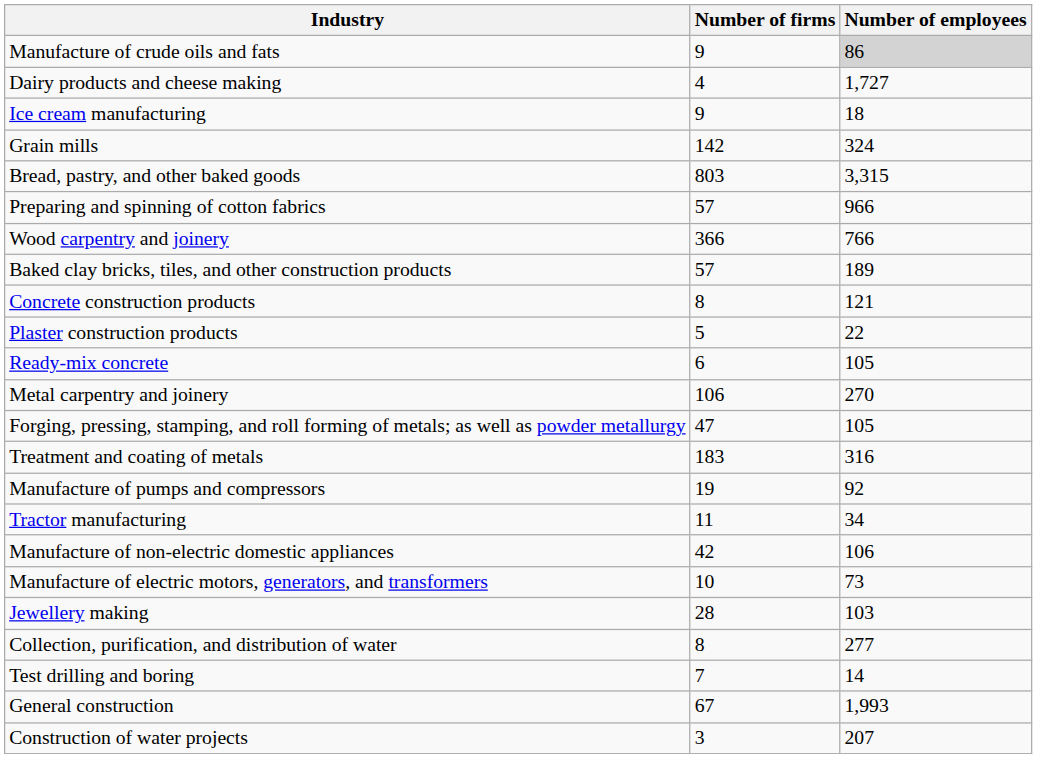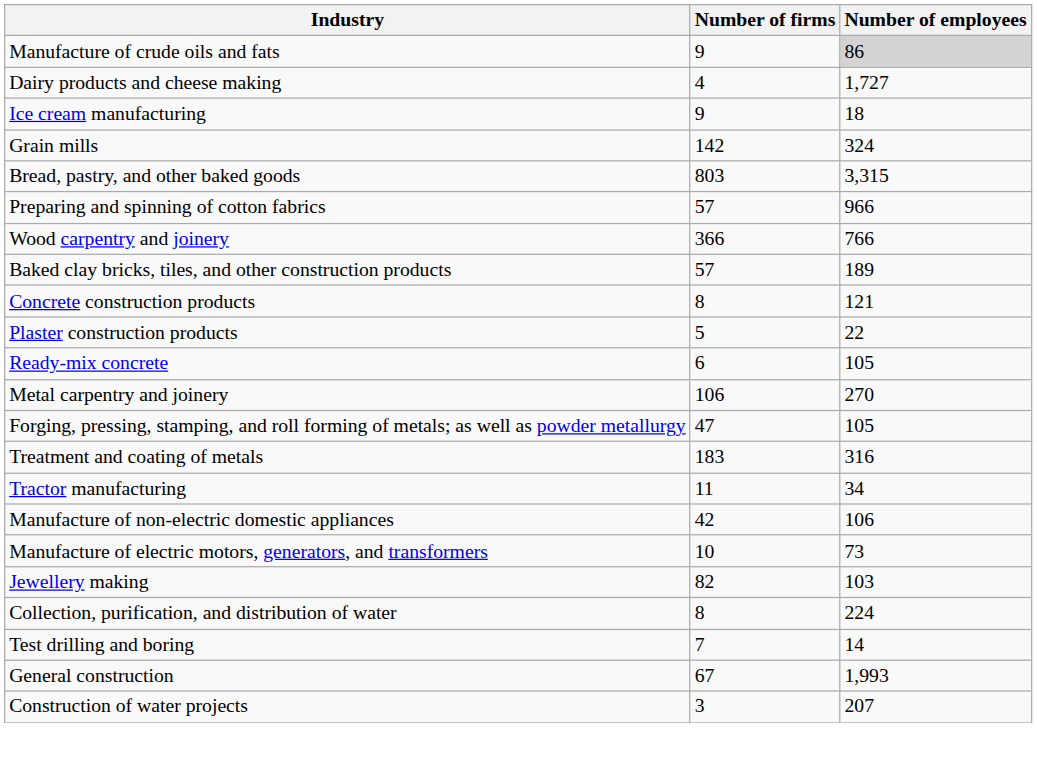- row: (167, 488)
(705, 613) 28 -> (705, 581) 82
(859, 644) 277 -> (859, 613) 224
